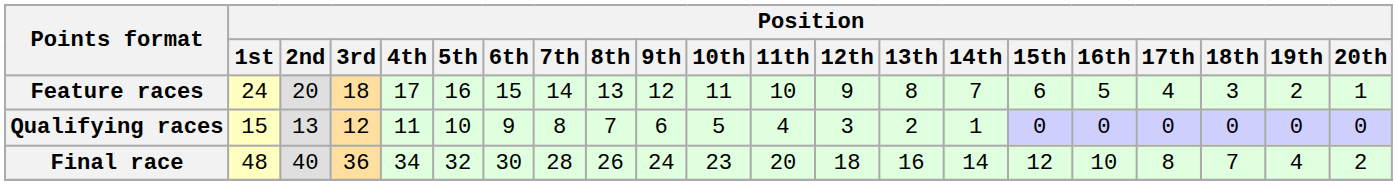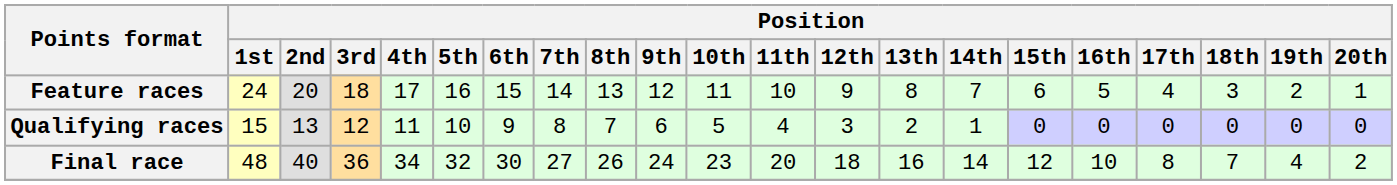(560, 162) 28 -> (560, 162) 27
